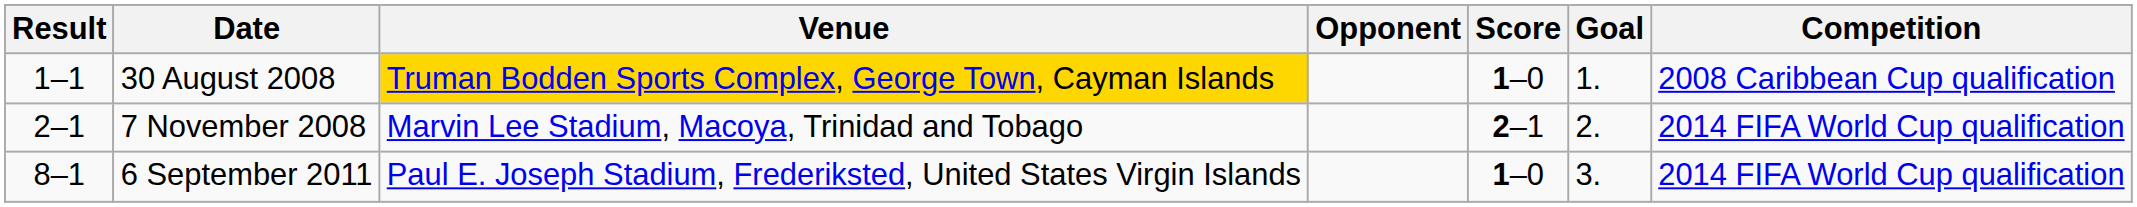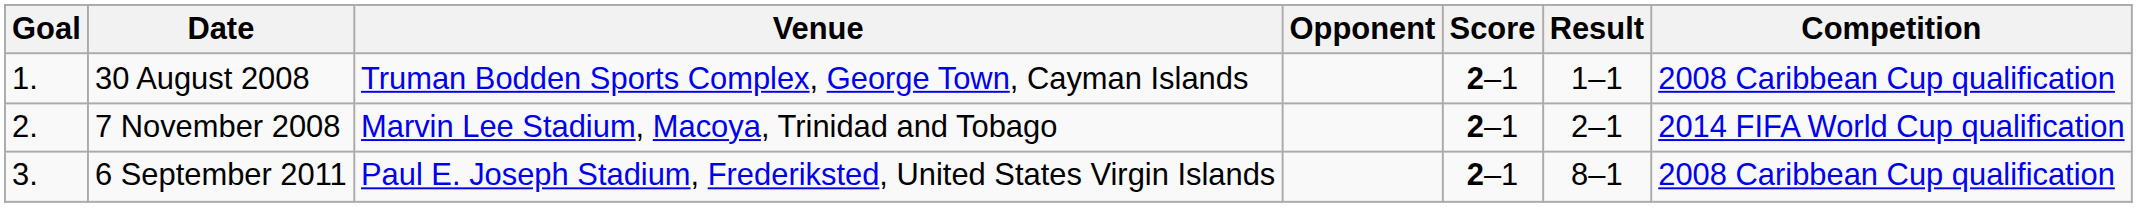columns swapped: (1610, 28) <-> (59, 28)
(830, 77) gold background -> (805, 77) no background
(1518, 77) 1–0 -> (1492, 77) 2–1
(1518, 175) 1–0 -> (1492, 175) 2–1
(1891, 175) 2014 FIFA World Cup qualification -> (1887, 175) 2008 Caribbean Cup qualification
